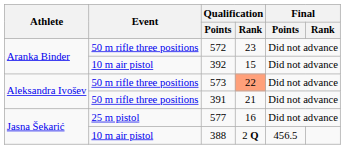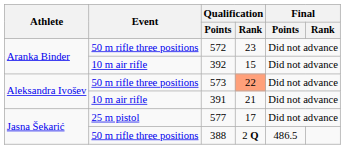(122, 65) 10 m air pistol -> (119, 65) 10 m air rifle
(145, 100) 50 m rifle three positions -> (119, 100) 10 m air rifle
(250, 118) 16 -> (250, 118) 17
(122, 135) 10 m air pistol -> (145, 135) 50 m rifle three positions
(285, 135) 456.5 -> (285, 135) 486.5
